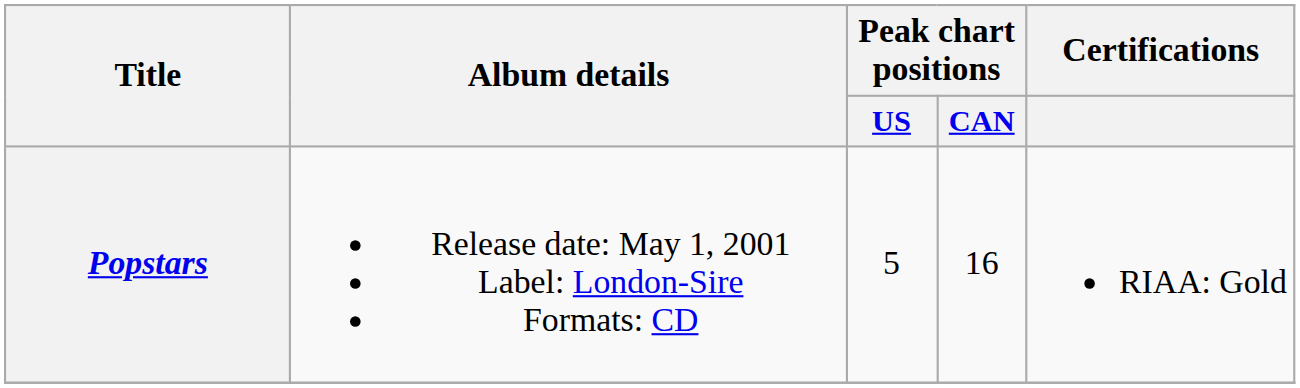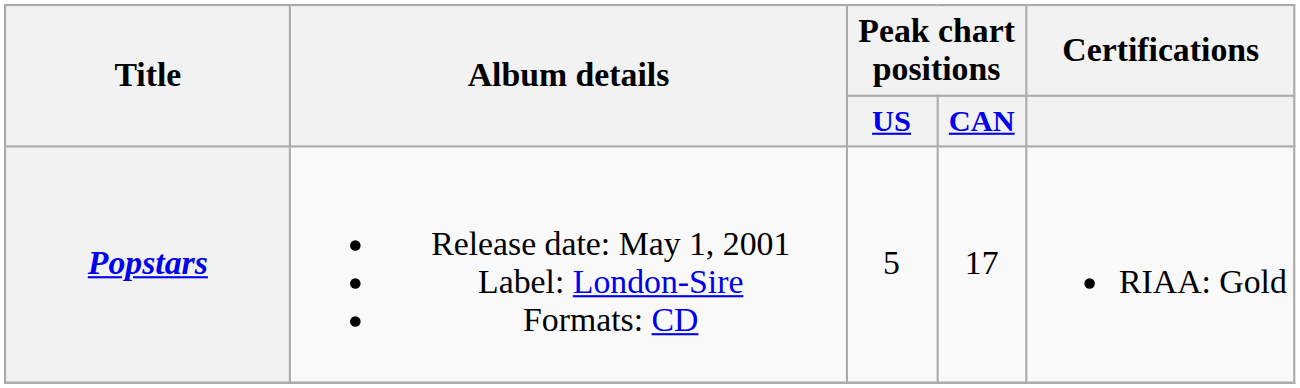(982, 263) 16 -> (982, 263) 17
